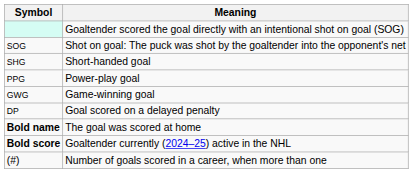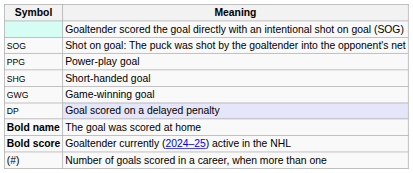rows swapped: (16, 79) <-> (16, 63)
(142, 111) no background -> (142, 111) lavender background
